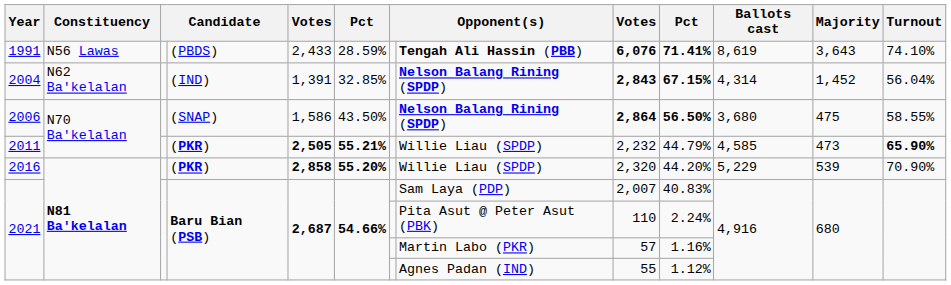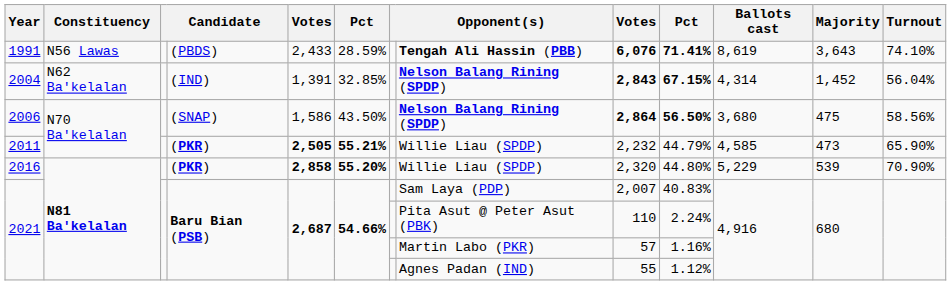(910, 118) 58.55% -> (910, 118) 58.56%
(910, 147) bold -> (910, 147) normal
(687, 168) 44.20% -> (687, 168) 44.80%
